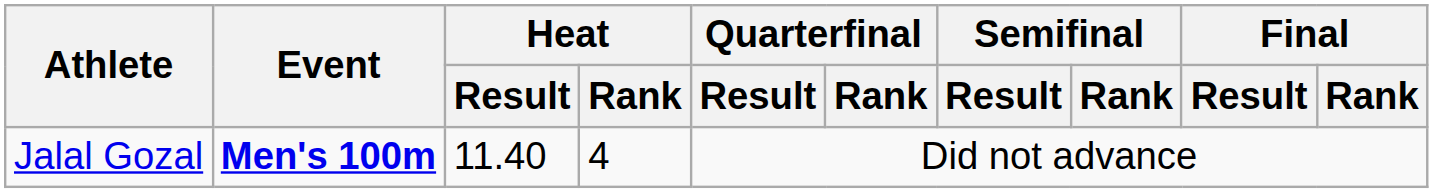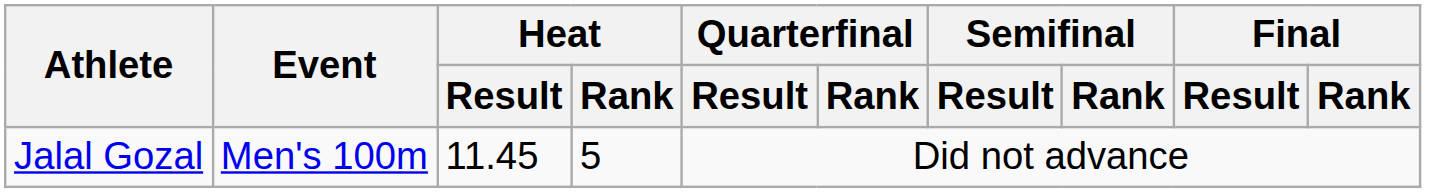(328, 156) bold -> (324, 156) normal
(500, 156) 11.40 -> (492, 156) 11.45
(599, 156) 4 -> (591, 156) 5
